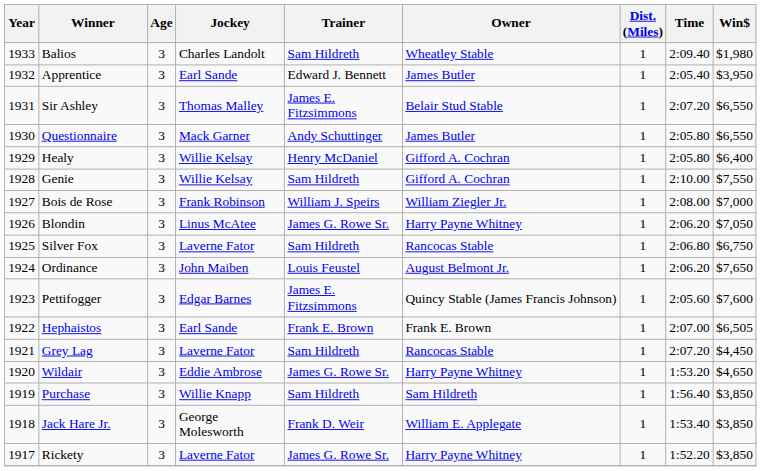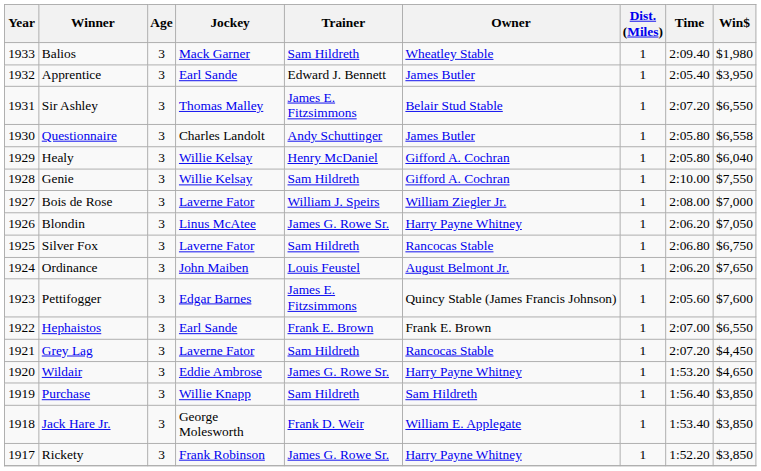(222, 53) Charles Landolt -> (214, 53) Mack Garner
(214, 135) Mack Garner -> (222, 135) Charles Landolt
(734, 135) $6,550 -> (734, 135) $6,558
(734, 157) $6,400 -> (734, 157) $6,040
(222, 202) Frank Robinson -> (217, 202) Laverne Fator
(734, 328) $6,505 -> (734, 328) $6,550
(217, 454) Laverne Fator -> (222, 454) Frank Robinson
